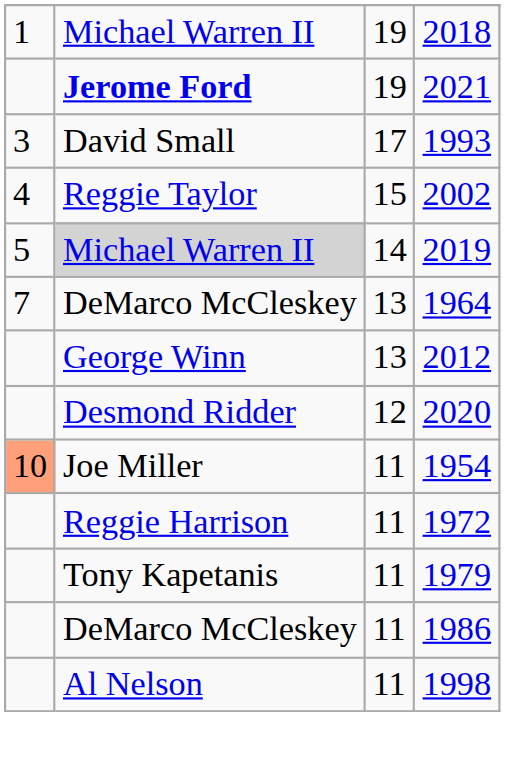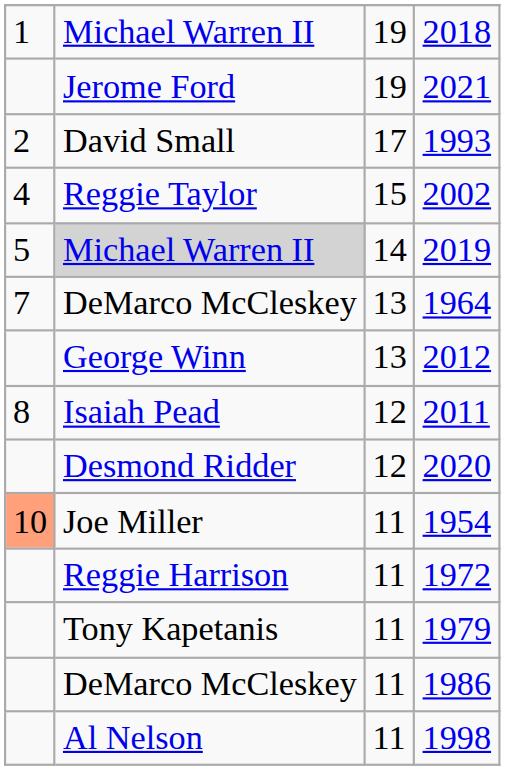(157, 85) bold -> (149, 85) normal
(22, 140) 3 -> (22, 140) 2
+ row: (456, 411)
